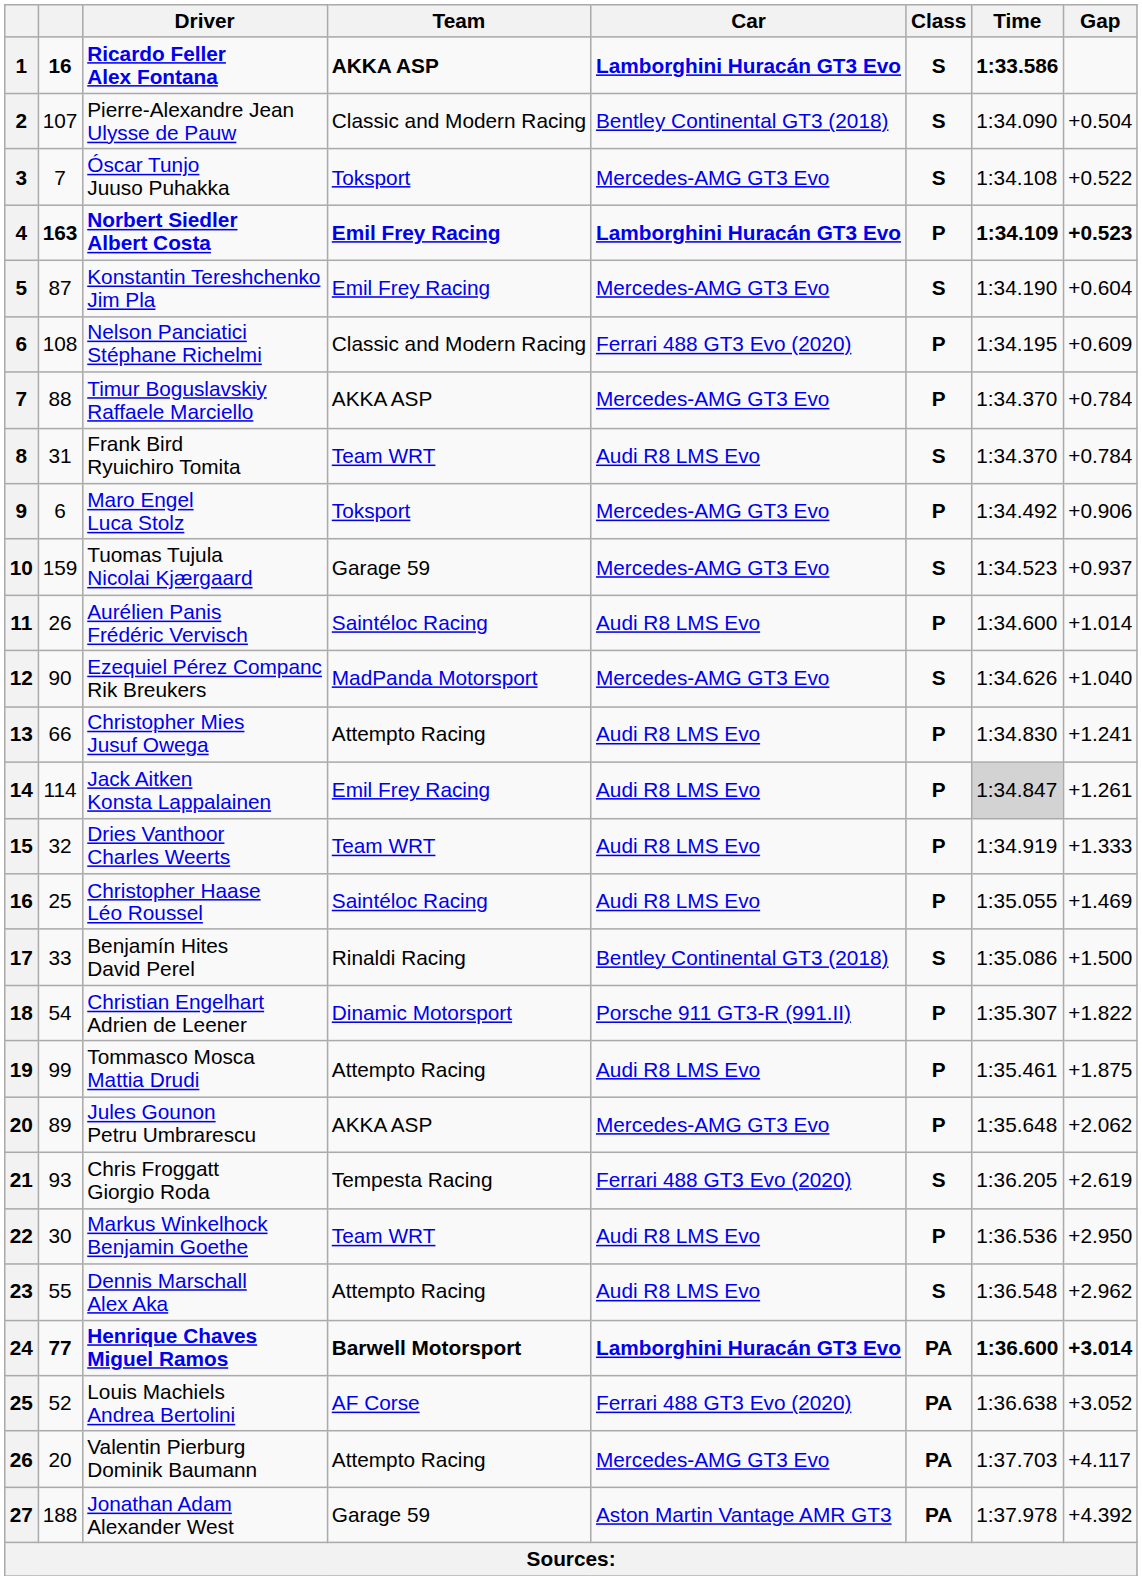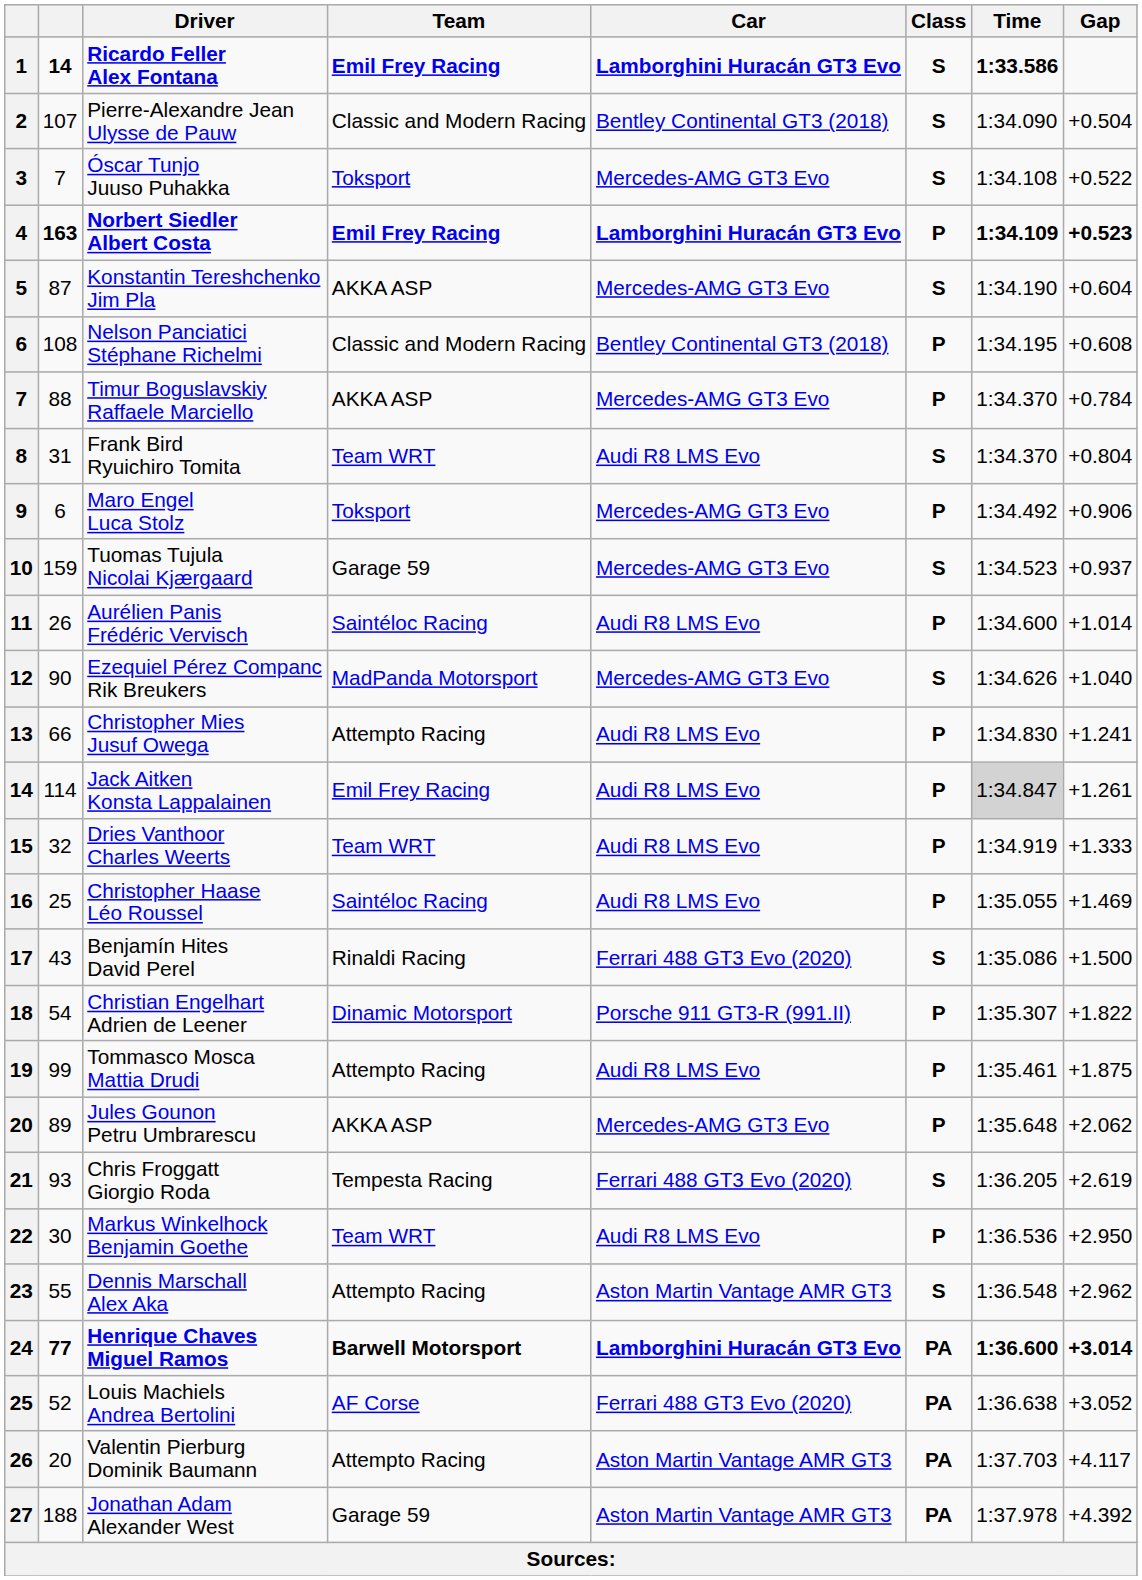(60, 65) 16 -> (60, 65) 14
(385, 65) AKKA ASP -> (416, 65) Emil Frey Racing
(411, 288) Emil Frey Racing -> (382, 288) AKKA ASP
(724, 344) Ferrari 488 GT3 Evo (2020) -> (742, 344) Bentley Continental GT3 (2018)
(1100, 344) +0.609 -> (1100, 344) +0.608
(1100, 455) +0.784 -> (1100, 455) +0.804
(60, 957) 33 -> (60, 957) 43
(742, 957) Bentley Continental GT3 (2018) -> (724, 957) Ferrari 488 GT3 Evo (2020)
(678, 1292) Audi R8 LMS Evo -> (744, 1292) Aston Martin Vantage AMR GT3
(713, 1459) Mercedes-AMG GT3 Evo -> (744, 1459) Aston Martin Vantage AMR GT3
